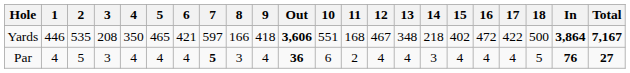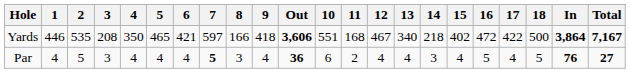(407, 36) 348 -> (407, 36) 340
(486, 57) 4 -> (486, 57) 5
